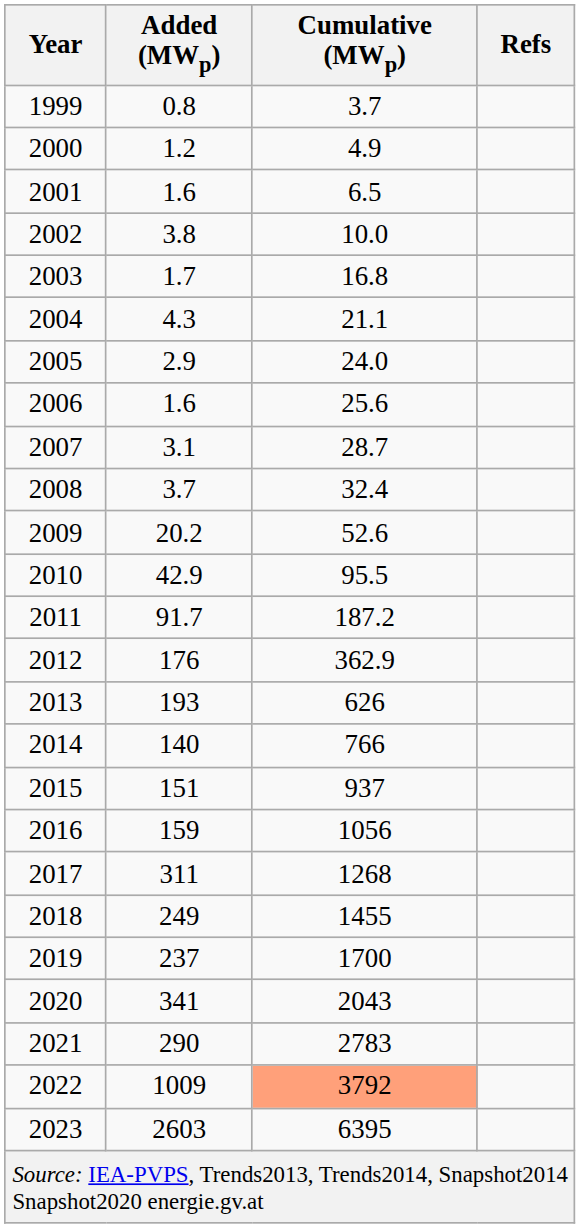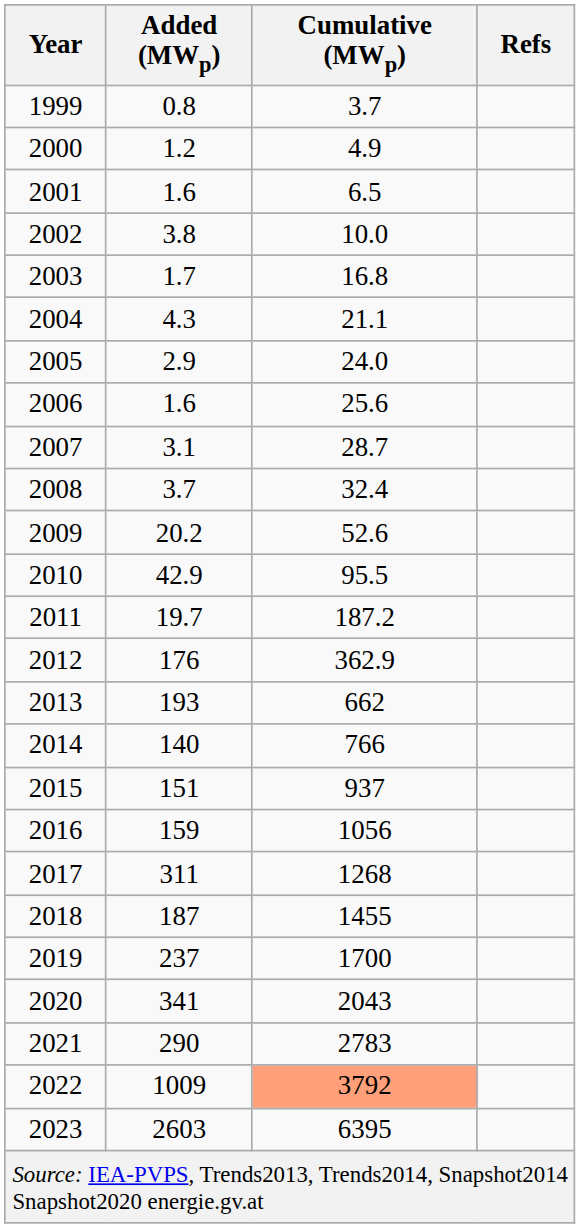(179, 617) 91.7 -> (179, 617) 19.7
(365, 702) 626 -> (365, 702) 662
(179, 915) 249 -> (179, 915) 187
